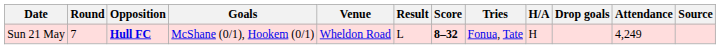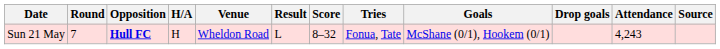columns swapped: (539, 14) <-> (243, 14)
(446, 34) bold -> (324, 34) normal
(628, 34) 4,249 -> (628, 34) 4,243
